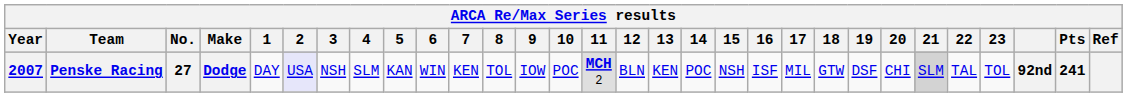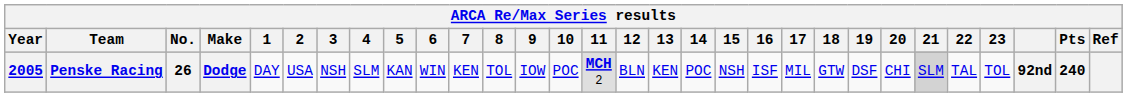(26, 71) 2007 -> (26, 71) 2005
(183, 71) 27 -> (183, 71) 26
(300, 71) lavender background -> (300, 71) no background
(1072, 71) 241 -> (1072, 71) 240
